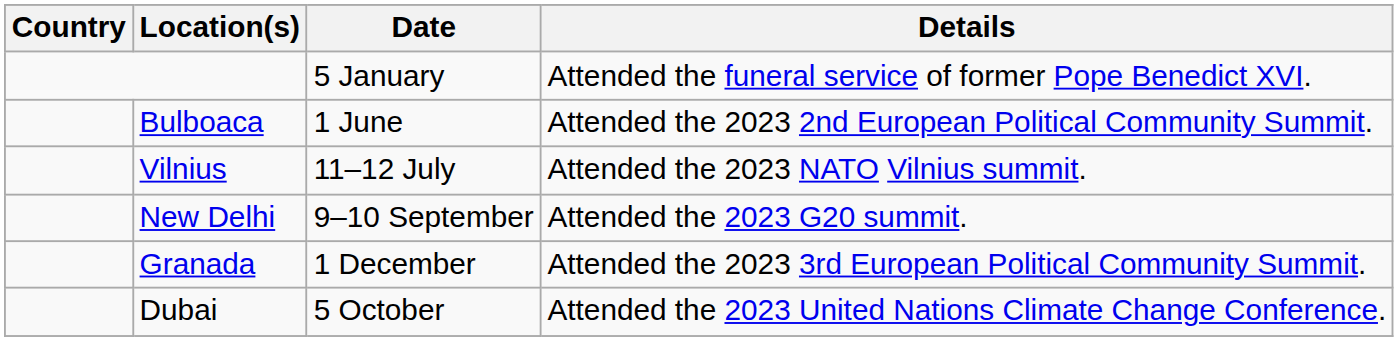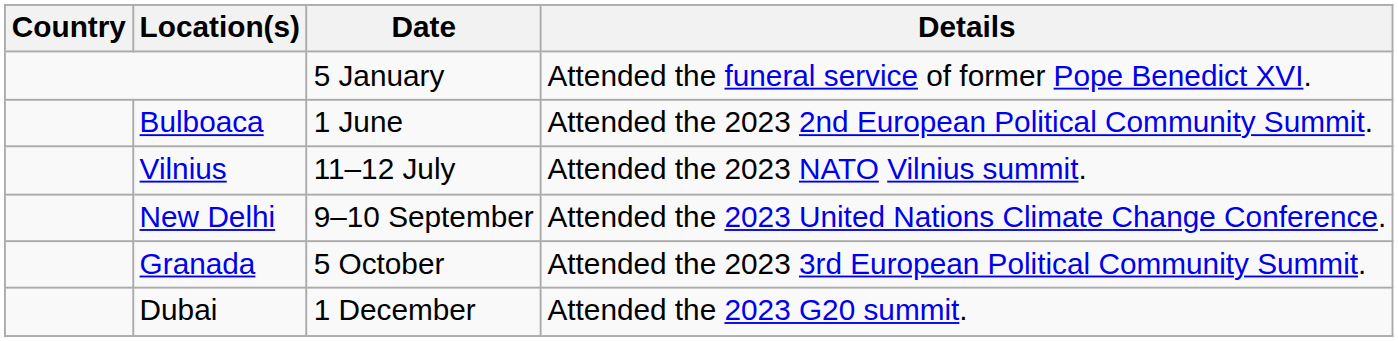(758, 216) Attended the 2023 G20 summit. -> (967, 216) Attended the 2023 United Nations Climate Change Conference.
(395, 264) 1 December -> (379, 264) 5 October
(379, 311) 5 October -> (395, 311) 1 December
(967, 311) Attended the 2023 United Nations Climate Change Conference. -> (758, 311) Attended the 2023 G20 summit.
